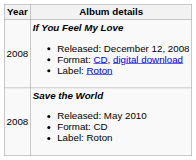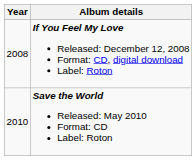(17, 121) 2008 -> (17, 121) 2010
